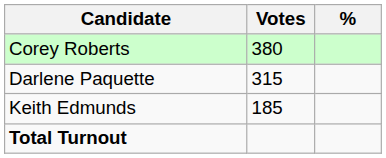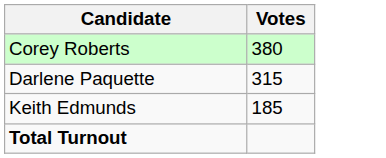- column: (348, 19)
